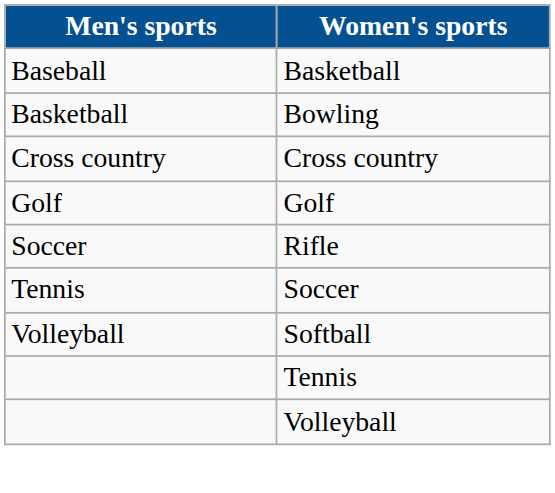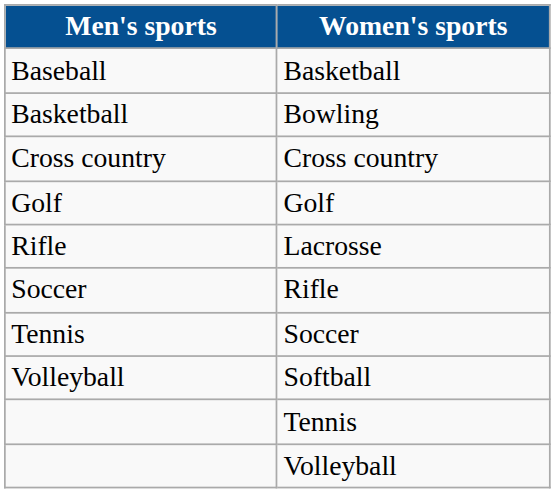+ row: (333, 245)
